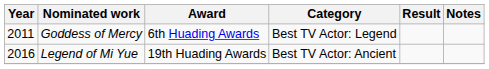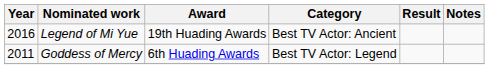rows swapped: (91, 34) <-> (89, 53)
